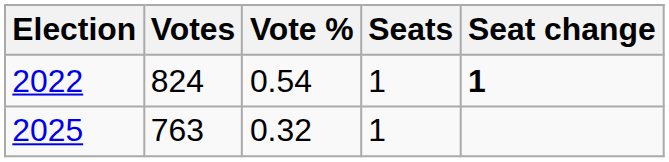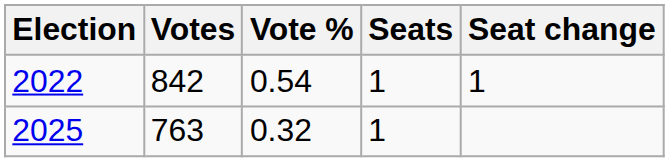(177, 80) 824 -> (177, 80) 842
(477, 80) bold -> (477, 80) normal
